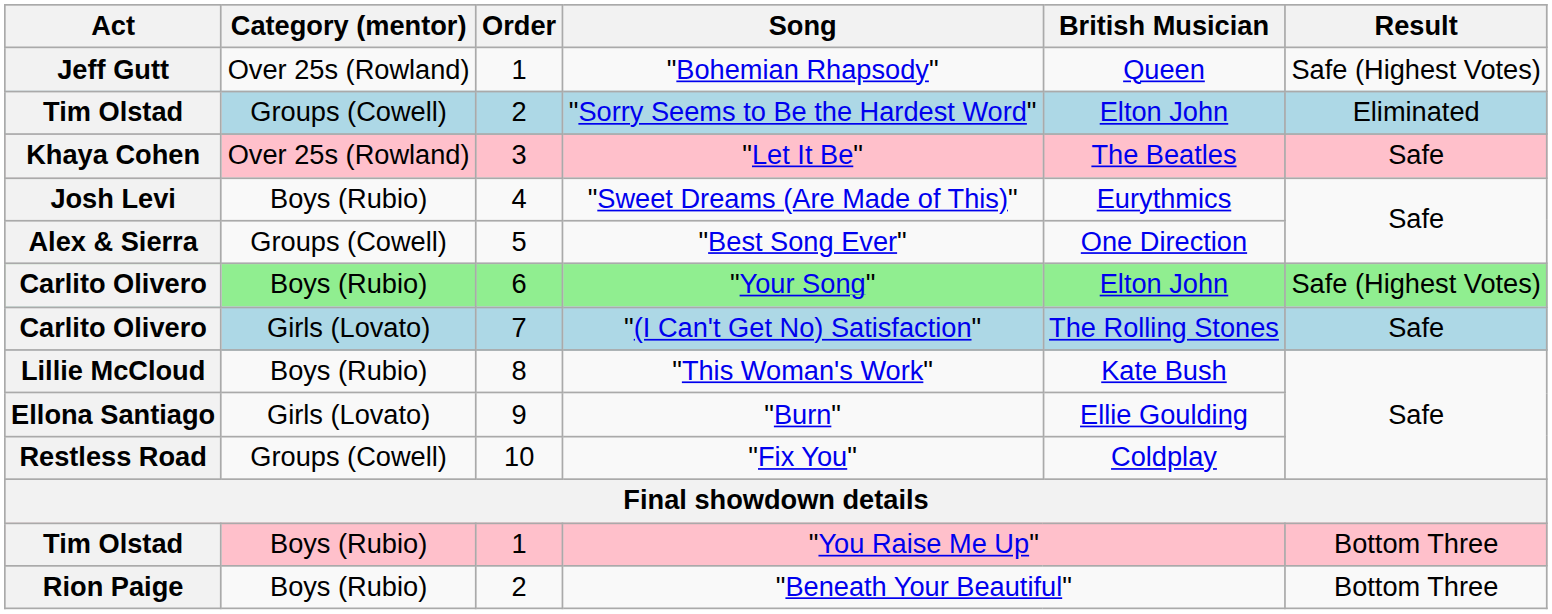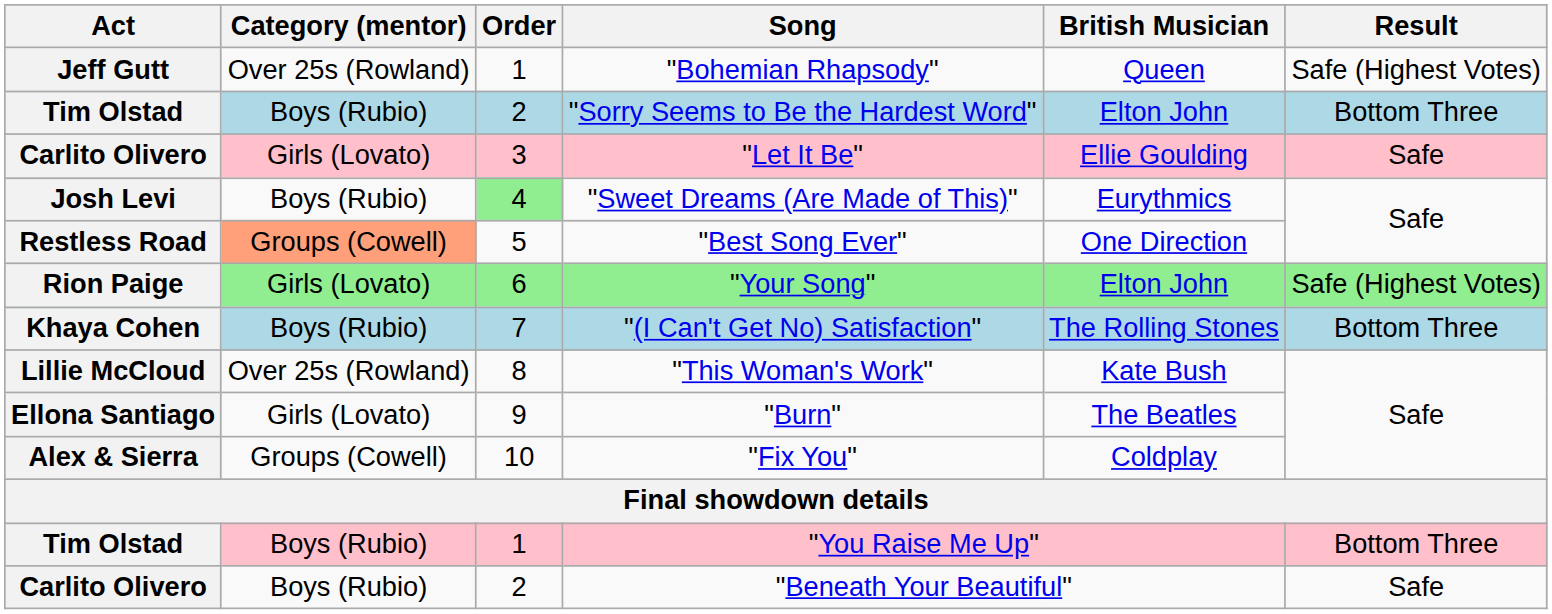(349, 112) Groups (Cowell) -> (349, 112) Boys (Rubio)
(1416, 112) Eliminated -> (1416, 112) Bottom Three
(113, 155) Khaya Cohen -> (113, 155) Carlito Olivero
(349, 155) Over 25s (Rowland) -> (349, 155) Girls (Lovato)
(1164, 155) The Beatles -> (1164, 155) Ellie Goulding
(519, 198) no background -> (519, 198) lightgreen background
(113, 241) Alex & Sierra -> (113, 241) Restless Road
(349, 241) no background -> (349, 241) lightsalmon background
(113, 284) Carlito Olivero -> (113, 284) Rion Paige
(349, 284) Boys (Rubio) -> (349, 284) Girls (Lovato)
(113, 328) Carlito Olivero -> (113, 328) Khaya Cohen
(349, 328) Girls (Lovato) -> (349, 328) Boys (Rubio)
(1416, 328) Safe -> (1416, 328) Bottom Three
(349, 371) Boys (Rubio) -> (349, 371) Over 25s (Rowland)
(1164, 414) Ellie Goulding -> (1164, 414) The Beatles
(113, 457) Restless Road -> (113, 457) Alex & Sierra
(113, 586) Rion Paige -> (113, 586) Carlito Olivero
(1416, 586) Bottom Three -> (1416, 586) Safe
